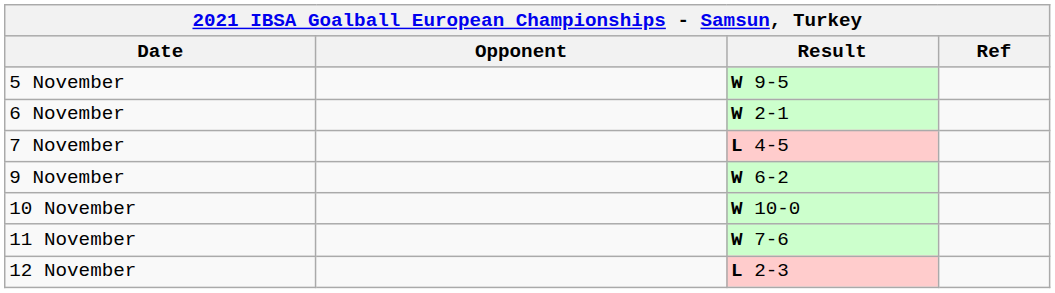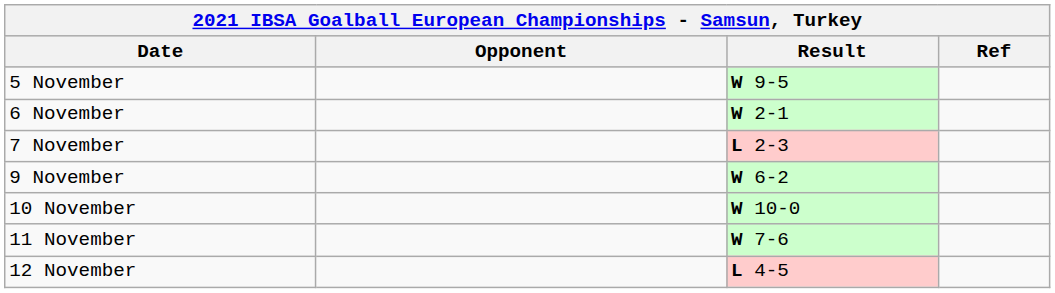(760, 146) L 4-5 -> (760, 146) L 2-3
(760, 271) L 2-3 -> (760, 271) L 4-5
